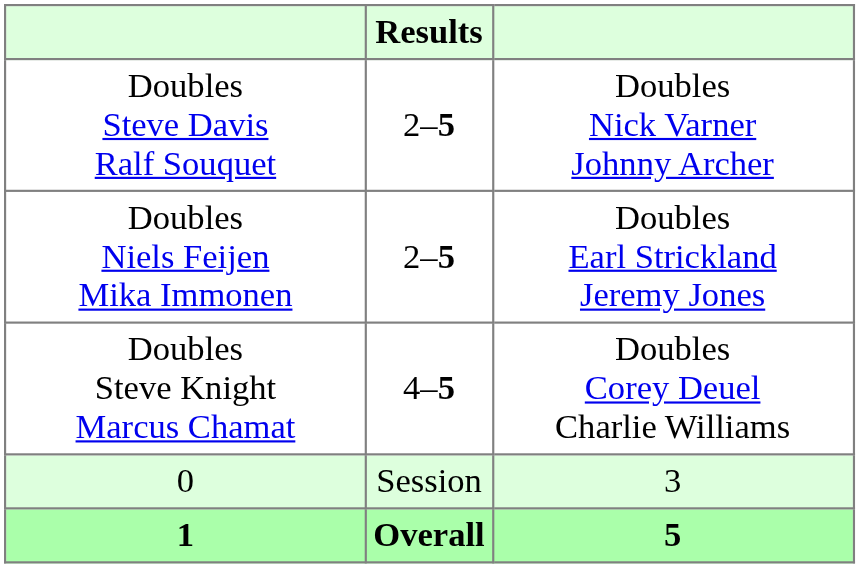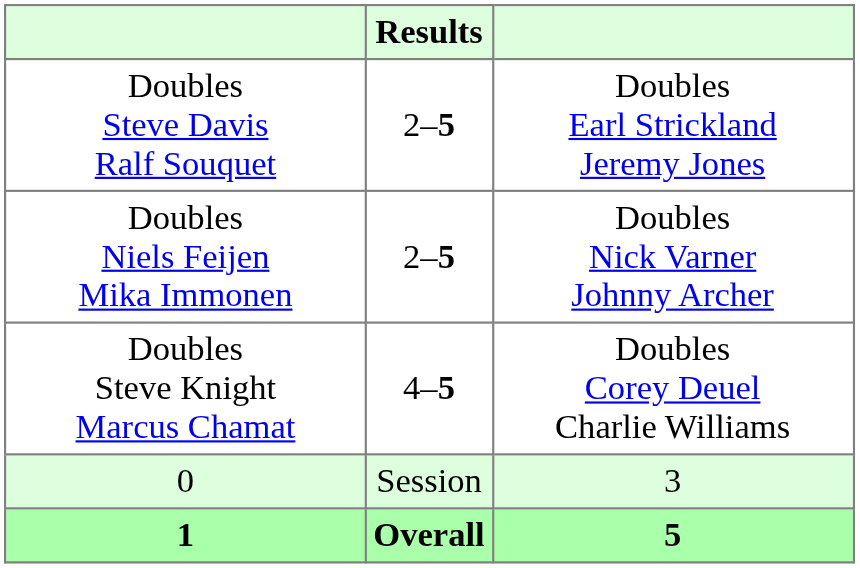(673, 124) Doubles Nick Varner Johnny Archer -> (673, 124) Doubles Earl Strickland Jeremy Jones
(673, 256) Doubles Earl Strickland Jeremy Jones -> (673, 256) Doubles Nick Varner Johnny Archer
